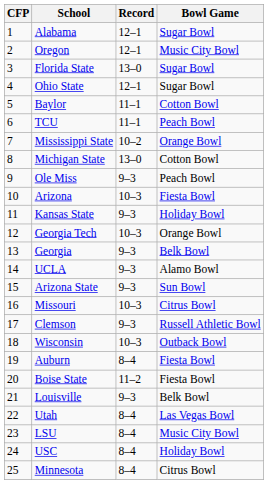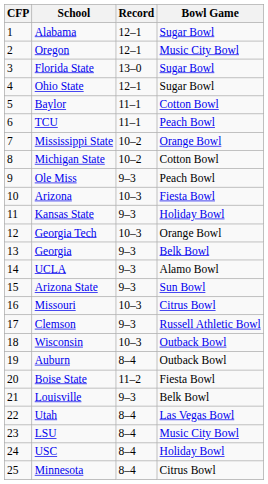(130, 159) 13–0 -> (130, 159) 10–2
(187, 360) Fiesta Bowl -> (193, 360) Outback Bowl
